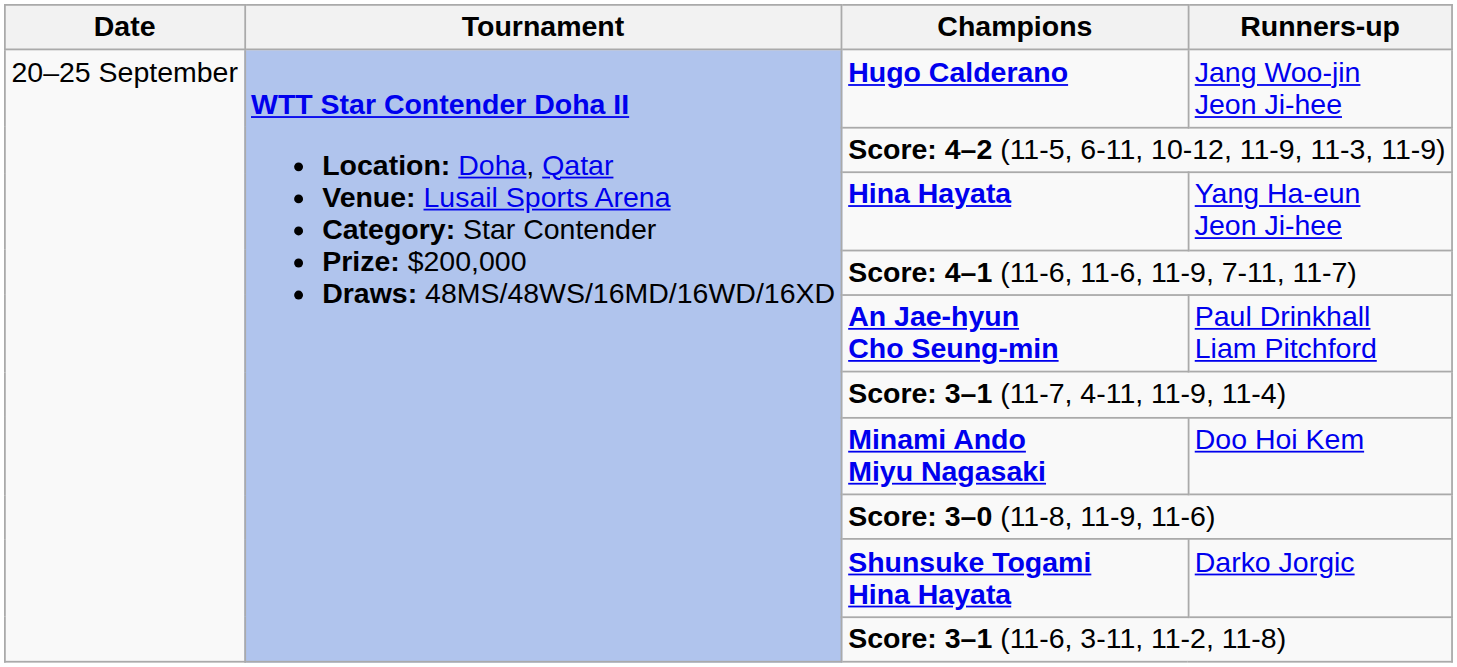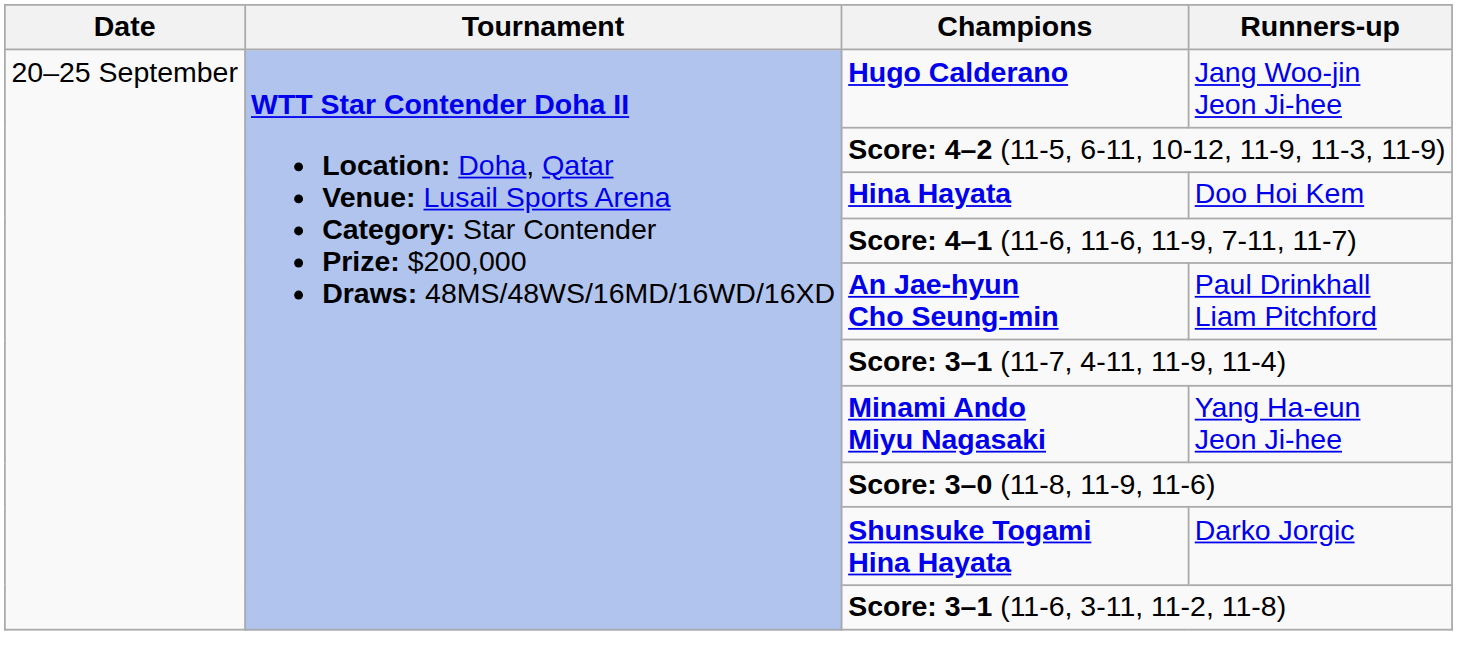(1278, 210) Yang Ha-eun Jeon Ji-hee -> (1279, 194) Doo Hoi Kem
(1279, 439) Doo Hoi Kem -> (1278, 423) Yang Ha-eun Jeon Ji-hee
